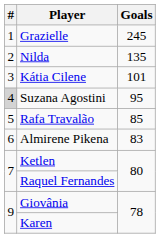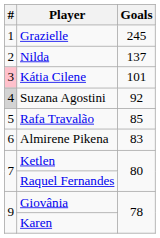(136, 56) 135 -> (136, 56) 137
(11, 77) no background -> (11, 77) pink background
(136, 98) 95 -> (136, 98) 92
